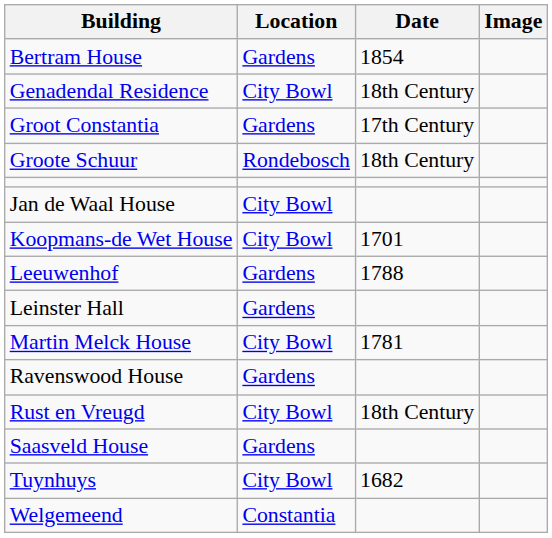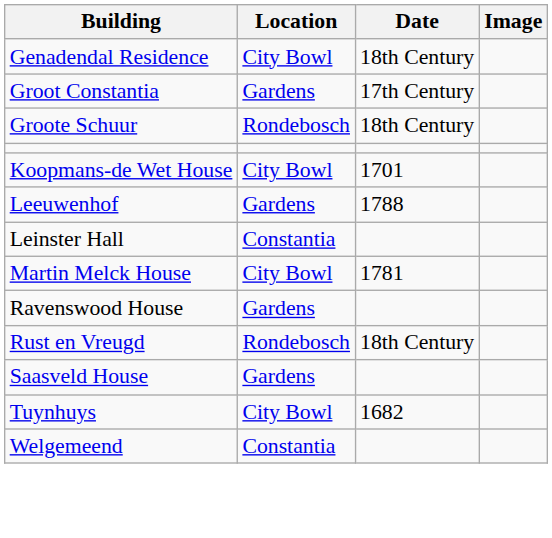- row: (76, 56)
- row: (92, 204)
(279, 307) Gardens -> (289, 238) Constantia
(287, 411) City Bowl -> (296, 342) Rondebosch
